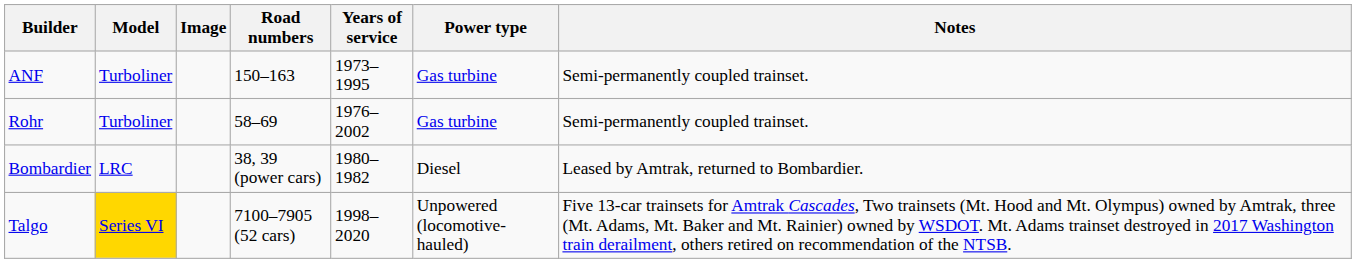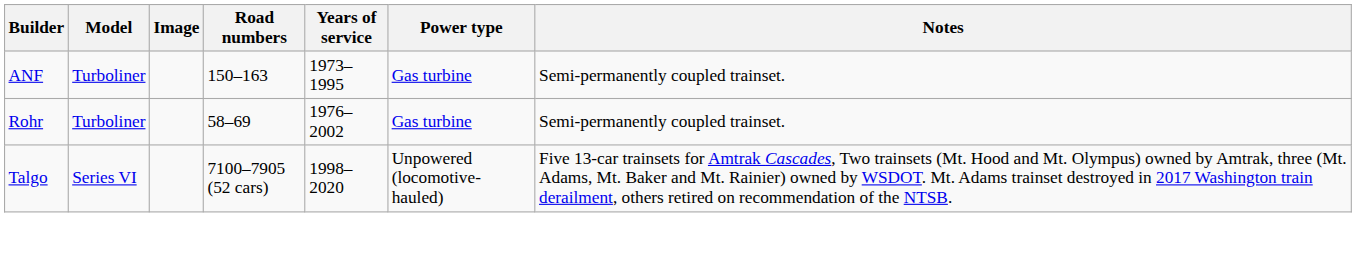- row: (50, 168)
(131, 225) gold background -> (104, 178) no background
